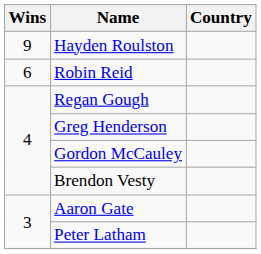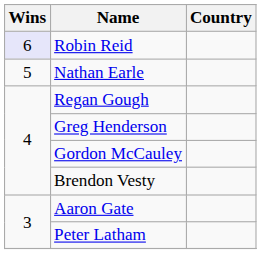- row: (114, 45)
(27, 72) no background -> (27, 45) lavender background
+ row: (99, 72)
